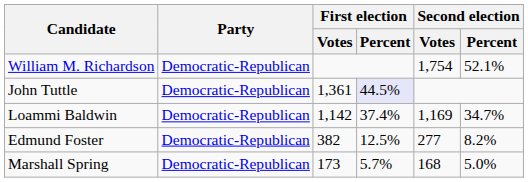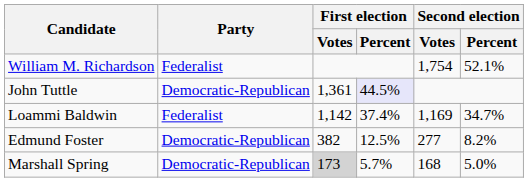(236, 66) Democratic-Republican -> (192, 66) Federalist
(236, 115) Democratic-Republican -> (192, 115) Federalist
(329, 164) no background -> (329, 164) lightgrey background
